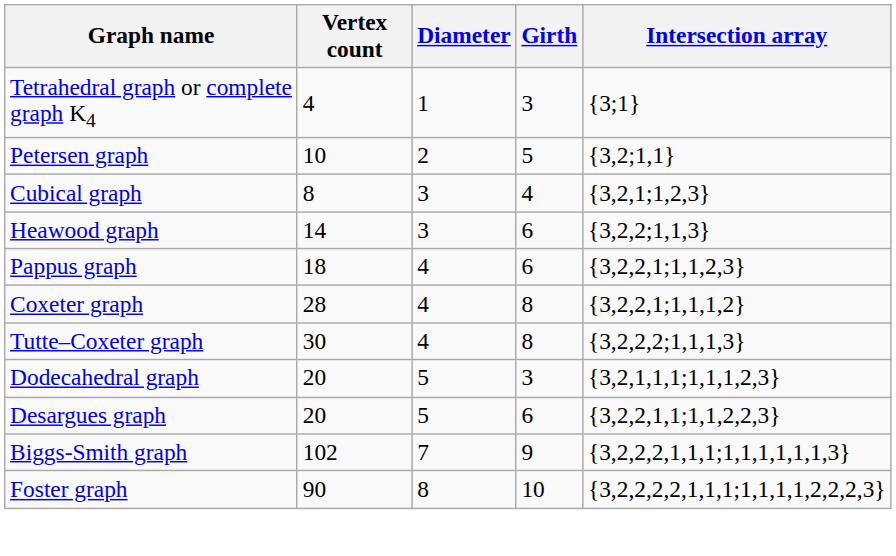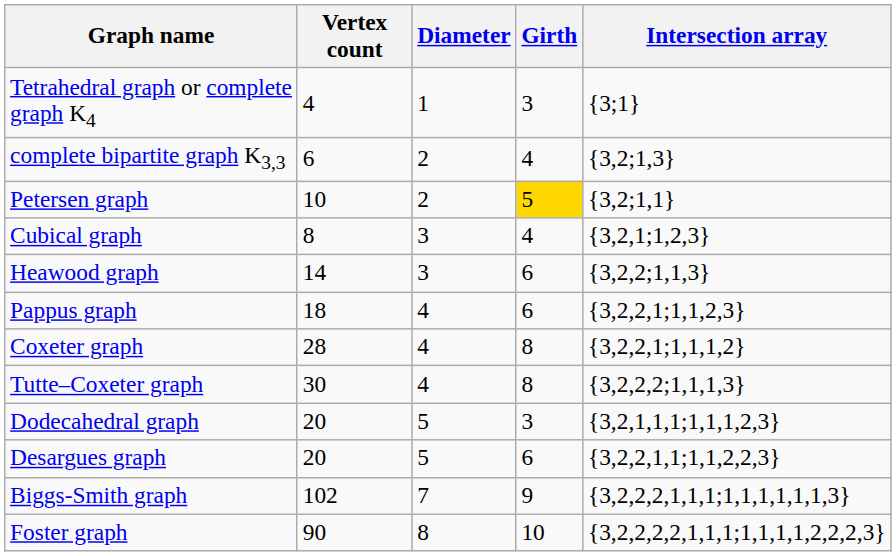+ row: (148, 158)
(527, 155) no background -> (527, 198) gold background
